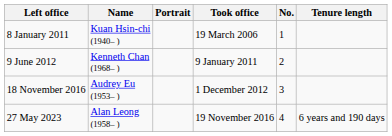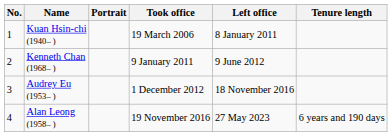columns swapped: (286, 12) <-> (46, 12)
